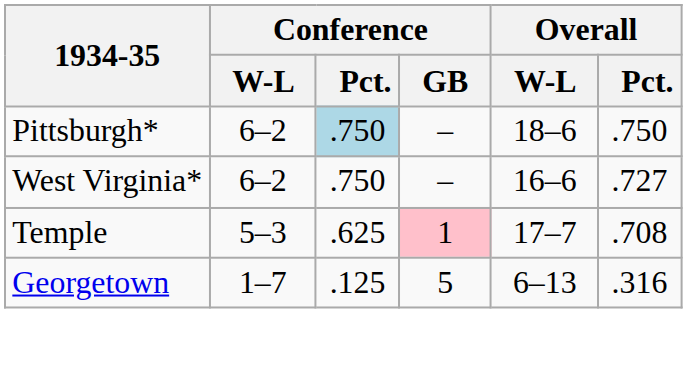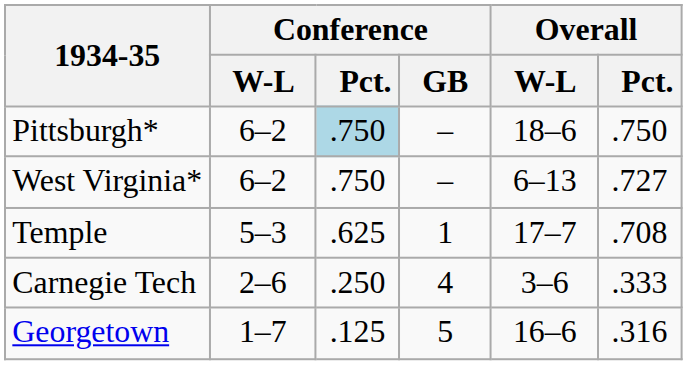(545, 181) 16–6 -> (545, 181) 6–13
(445, 231) pink background -> (445, 231) no background
+ row: (104, 282)
(545, 282) 6–13 -> (545, 332) 16–6
